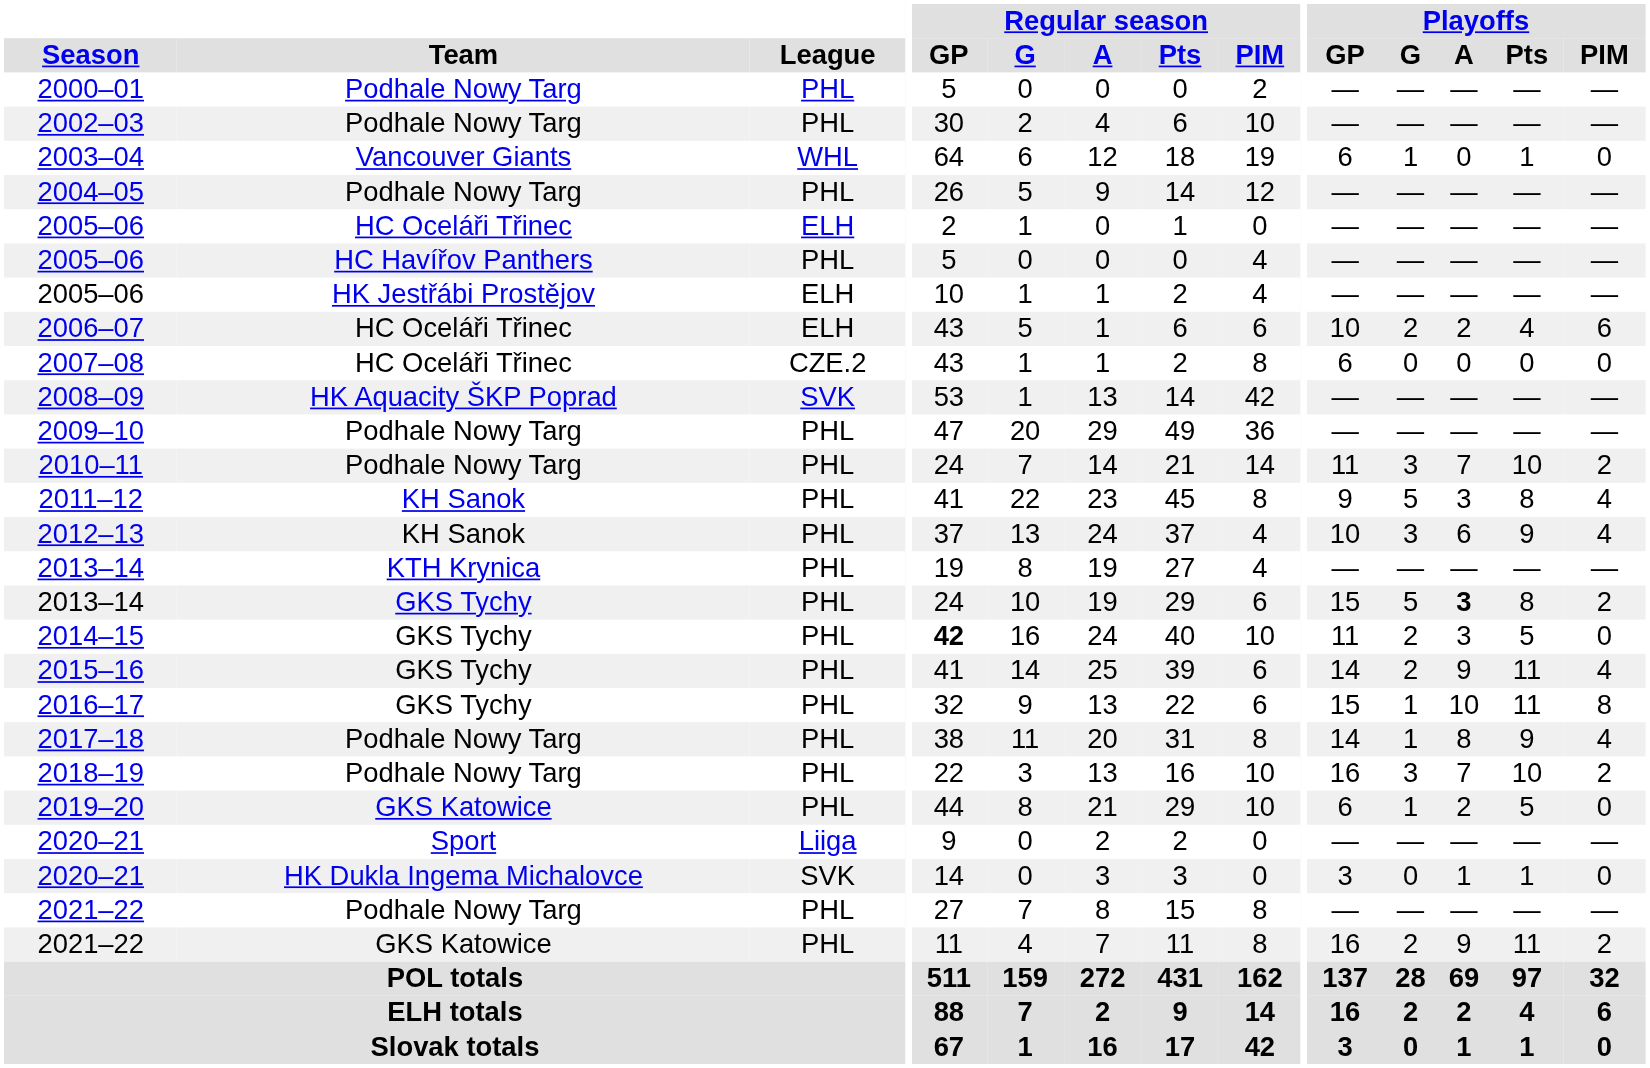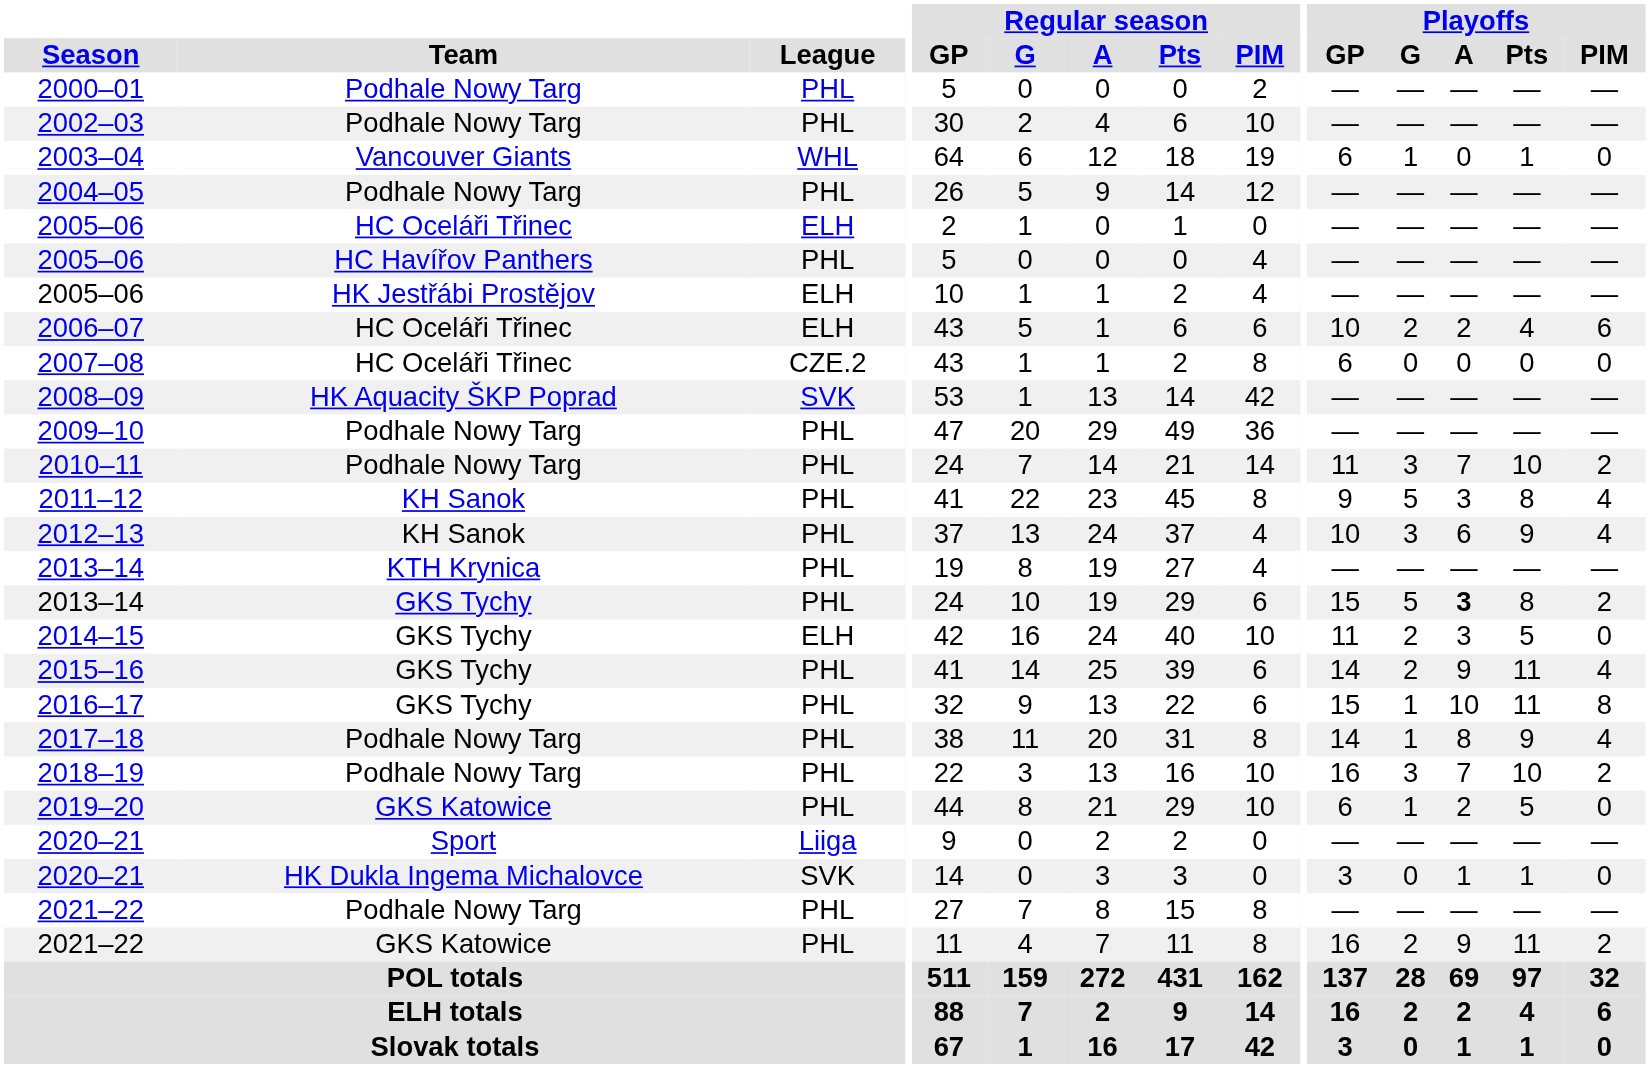(828, 636) PHL -> (828, 636) ELH
(949, 636) bold -> (949, 636) normal
